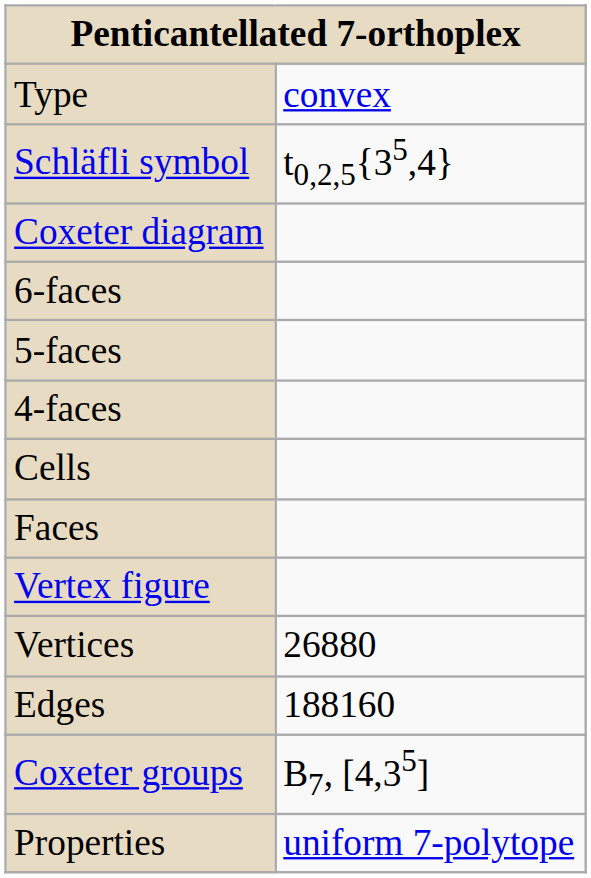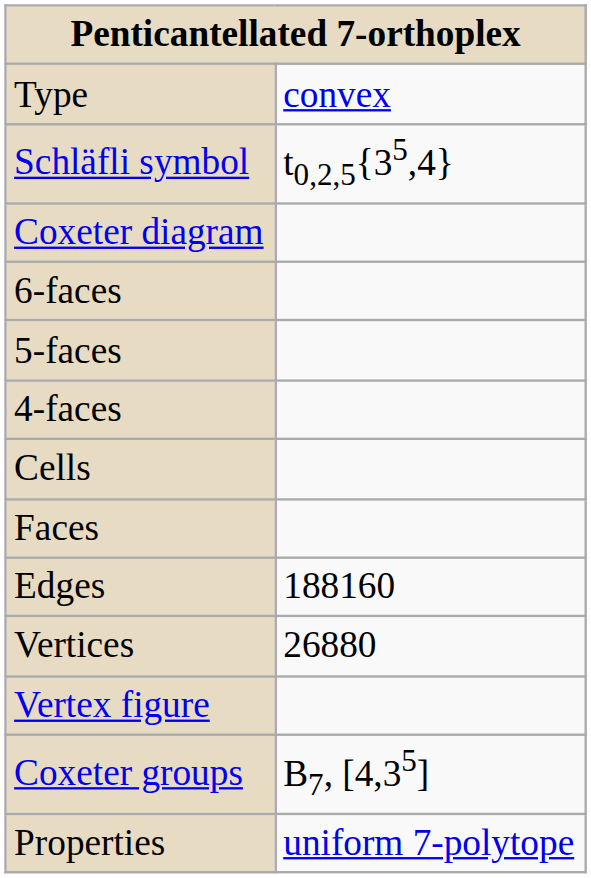rows swapped: (60, 704) <-> (112, 586)
